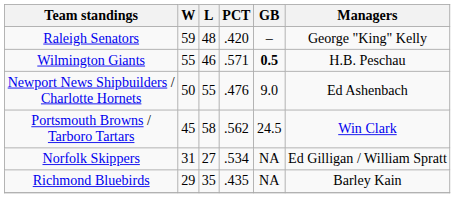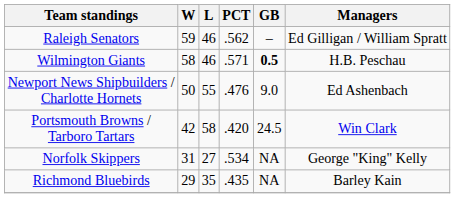(209, 37) 48 -> (209, 37) 46
(236, 37) .420 -> (236, 37) .562
(367, 37) George "King" Kelly -> (367, 37) Ed Gilligan / William Spratt
(188, 60) 55 -> (188, 60) 58
(188, 128) 45 -> (188, 128) 42
(236, 128) .562 -> (236, 128) .420
(367, 158) Ed Gilligan / William Spratt -> (367, 158) George "King" Kelly
